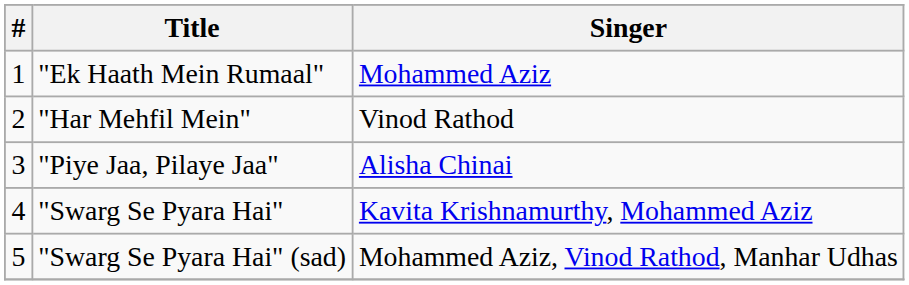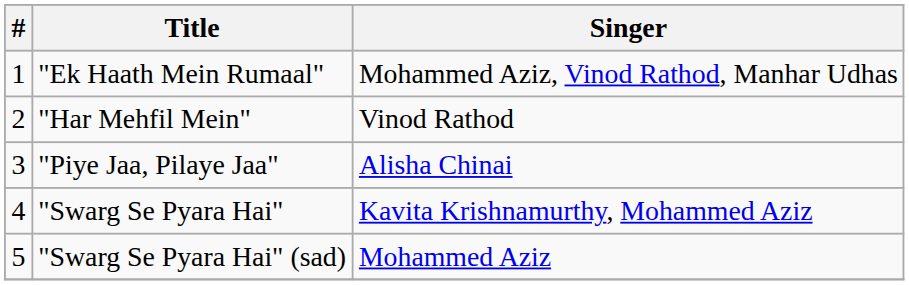(455, 73) Mohammed Aziz -> (628, 73) Mohammed Aziz, Vinod Rathod, Manhar Udhas
(628, 256) Mohammed Aziz, Vinod Rathod, Manhar Udhas -> (455, 256) Mohammed Aziz
